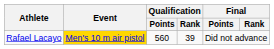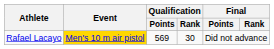(162, 38) 560 -> (162, 38) 569
(190, 38) 39 -> (190, 38) 30
